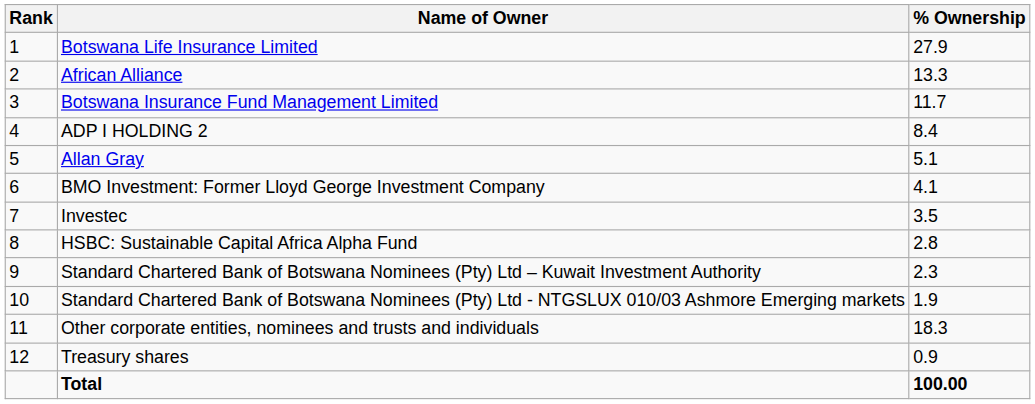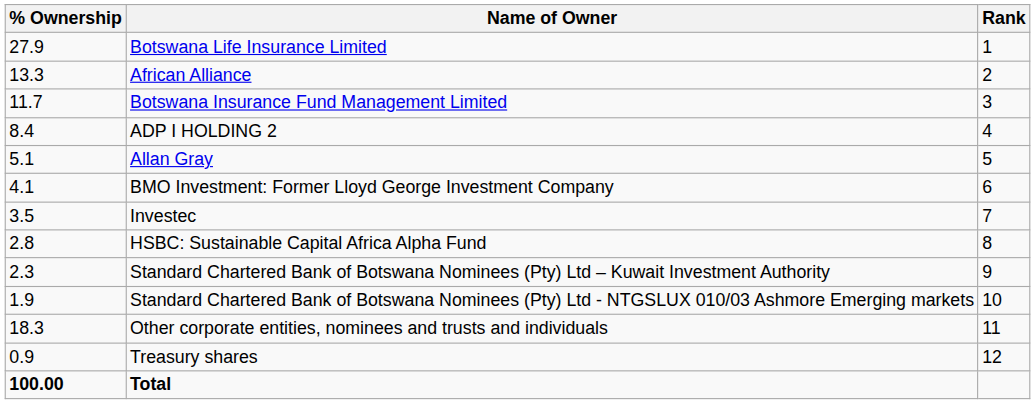columns swapped: (31, 18) <-> (969, 18)
